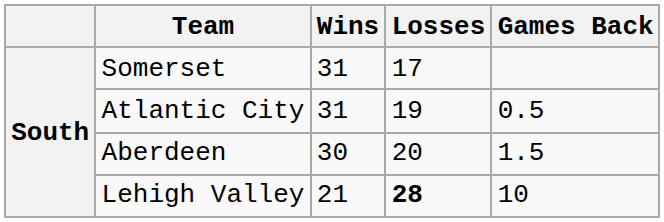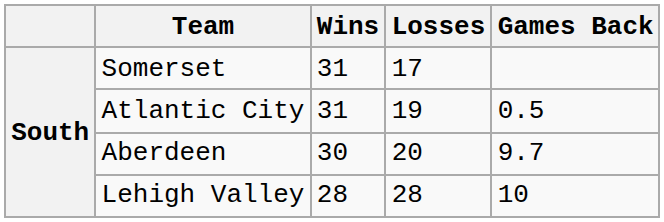(521, 153) 1.5 -> (521, 153) 9.7
(332, 196) 21 -> (332, 196) 28
(407, 196) bold -> (407, 196) normal
